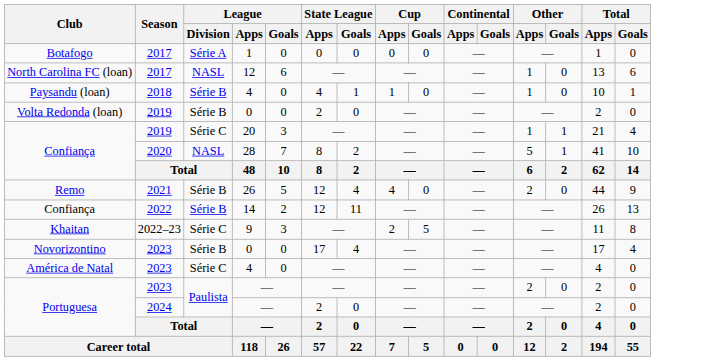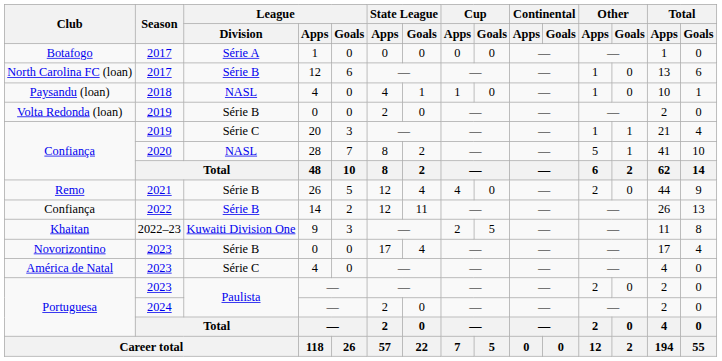(208, 72) NASL -> (241, 72) Série B
(208, 92) Série B -> (241, 92) NASL
(208, 229) Série C -> (241, 229) Kuwaiti Division One
